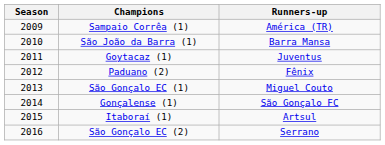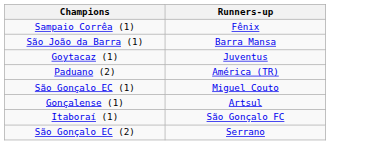- column: (32, 12)
(300, 27) América (TR) -> (245, 27) Fênix
(300, 72) Fênix -> (245, 72) América (TR)
(300, 102) São Gonçalo FC -> (245, 102) Artsul
(300, 117) Artsul -> (245, 117) São Gonçalo FC
